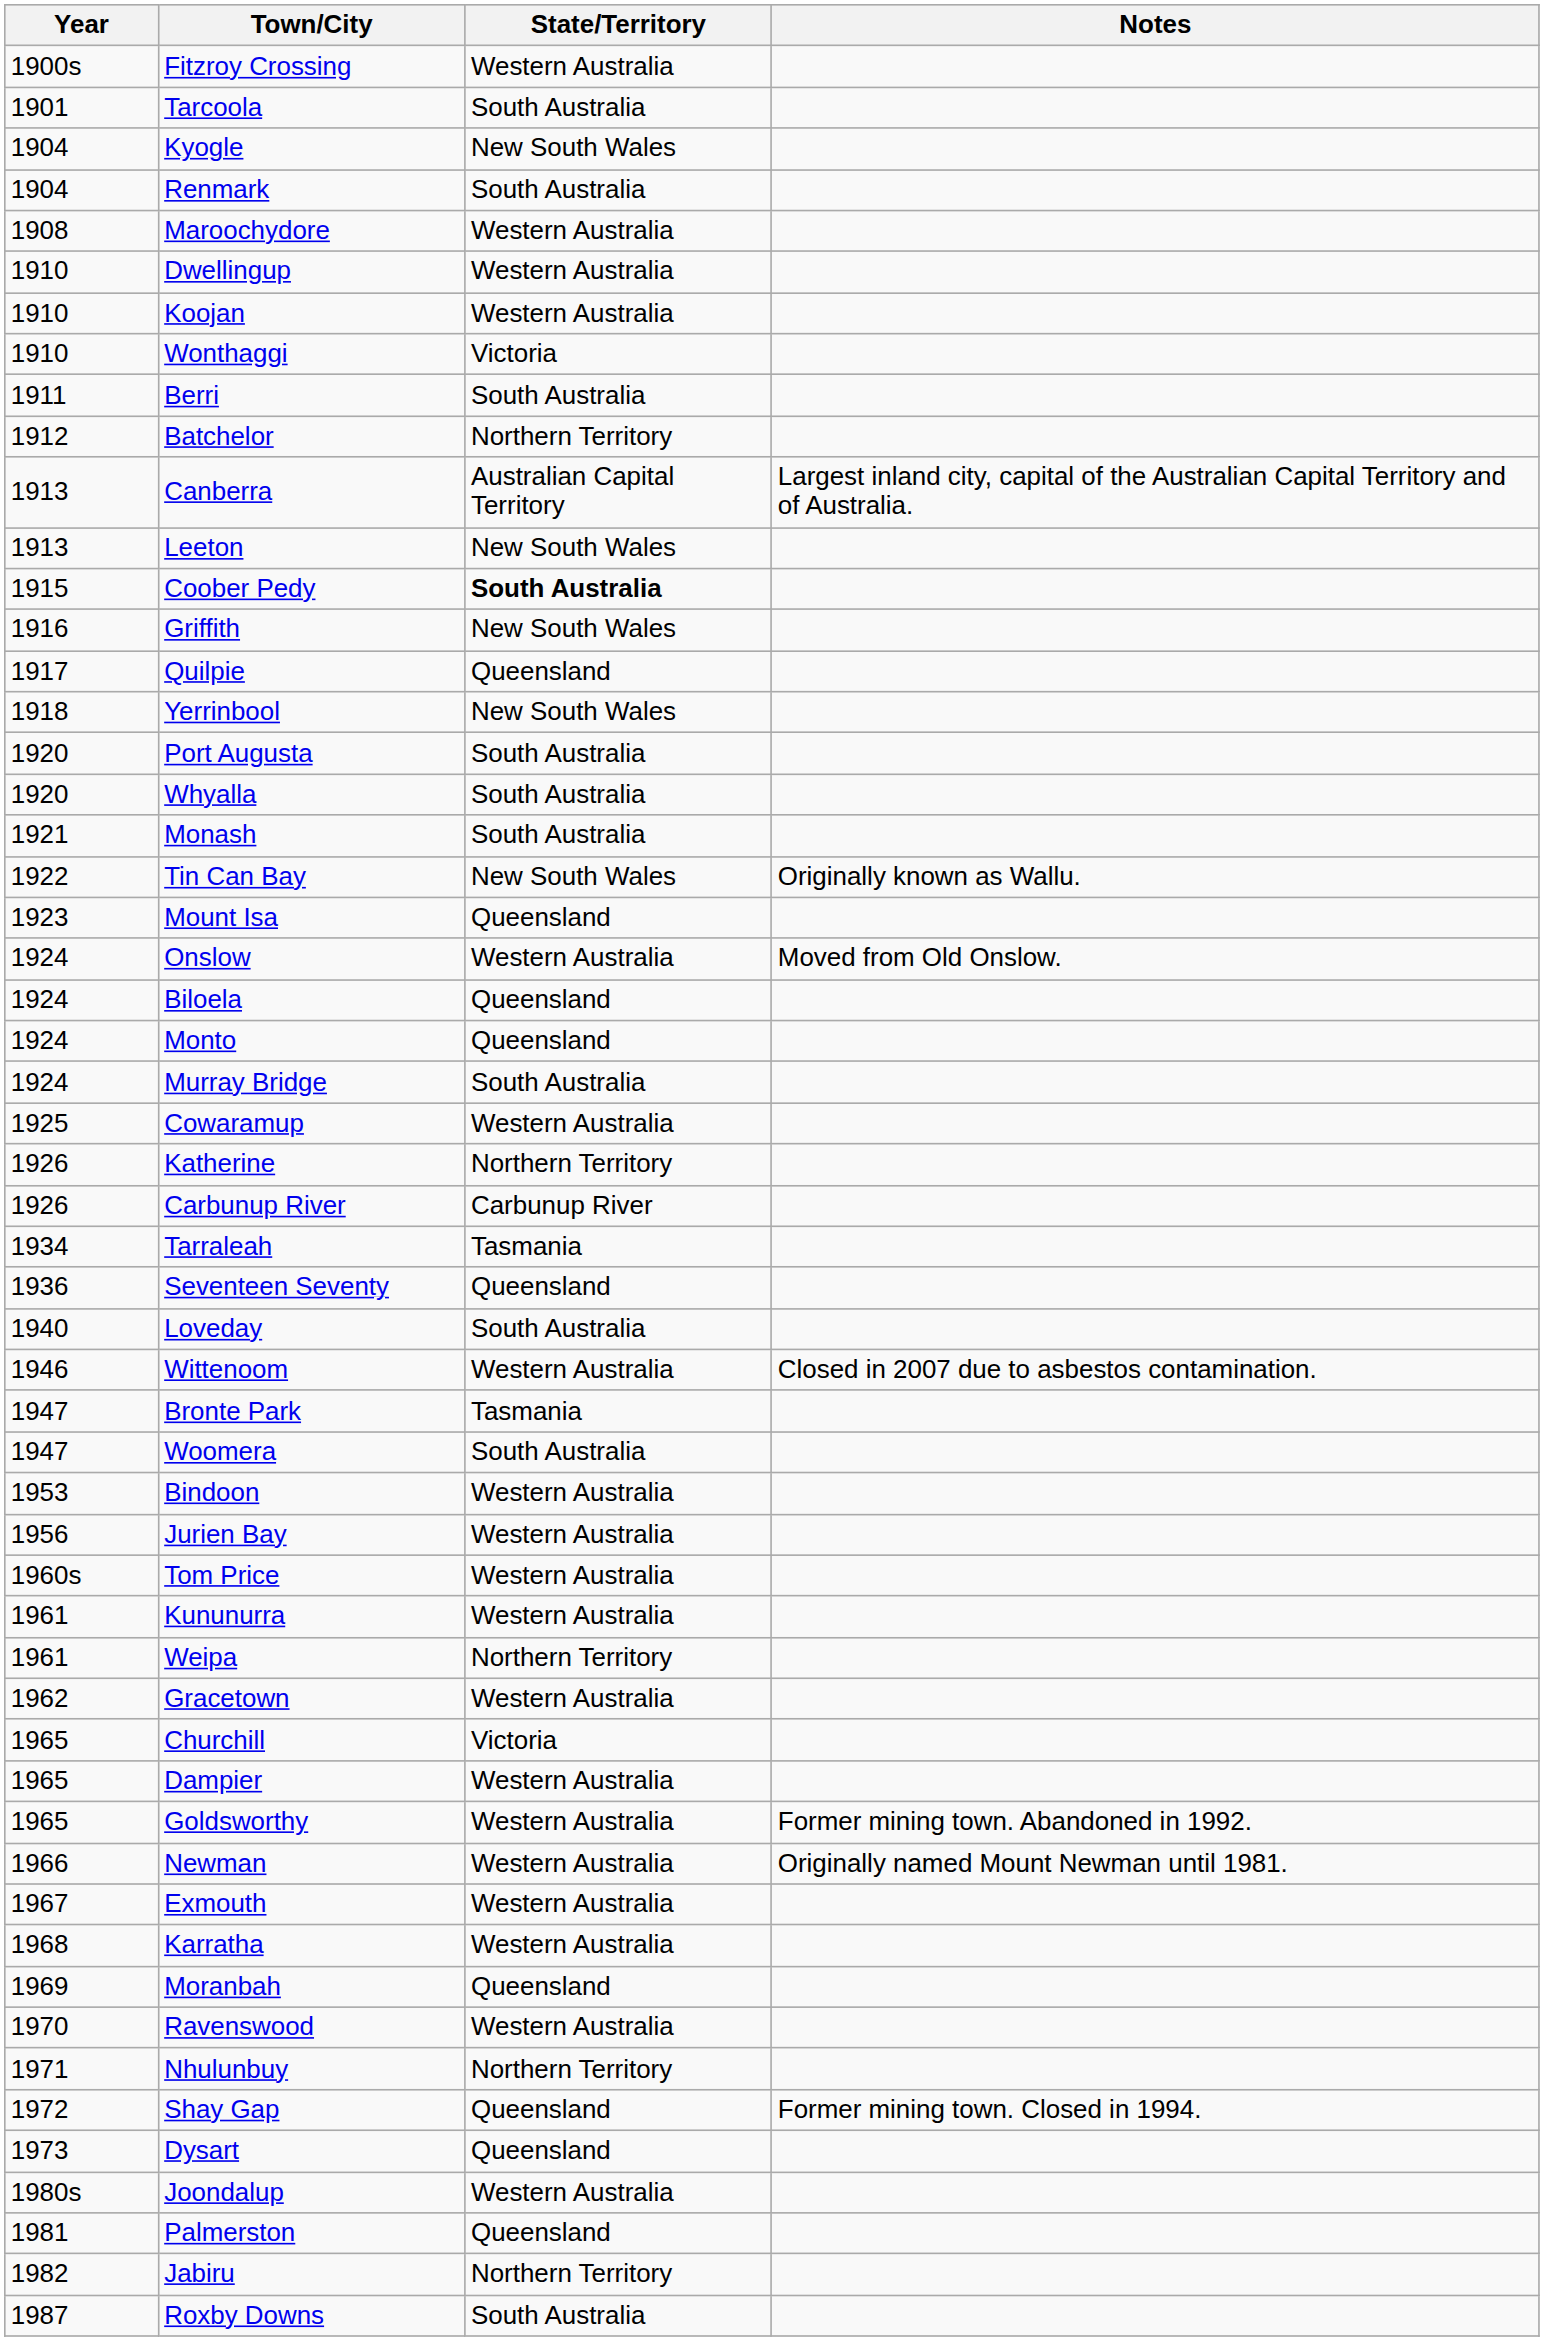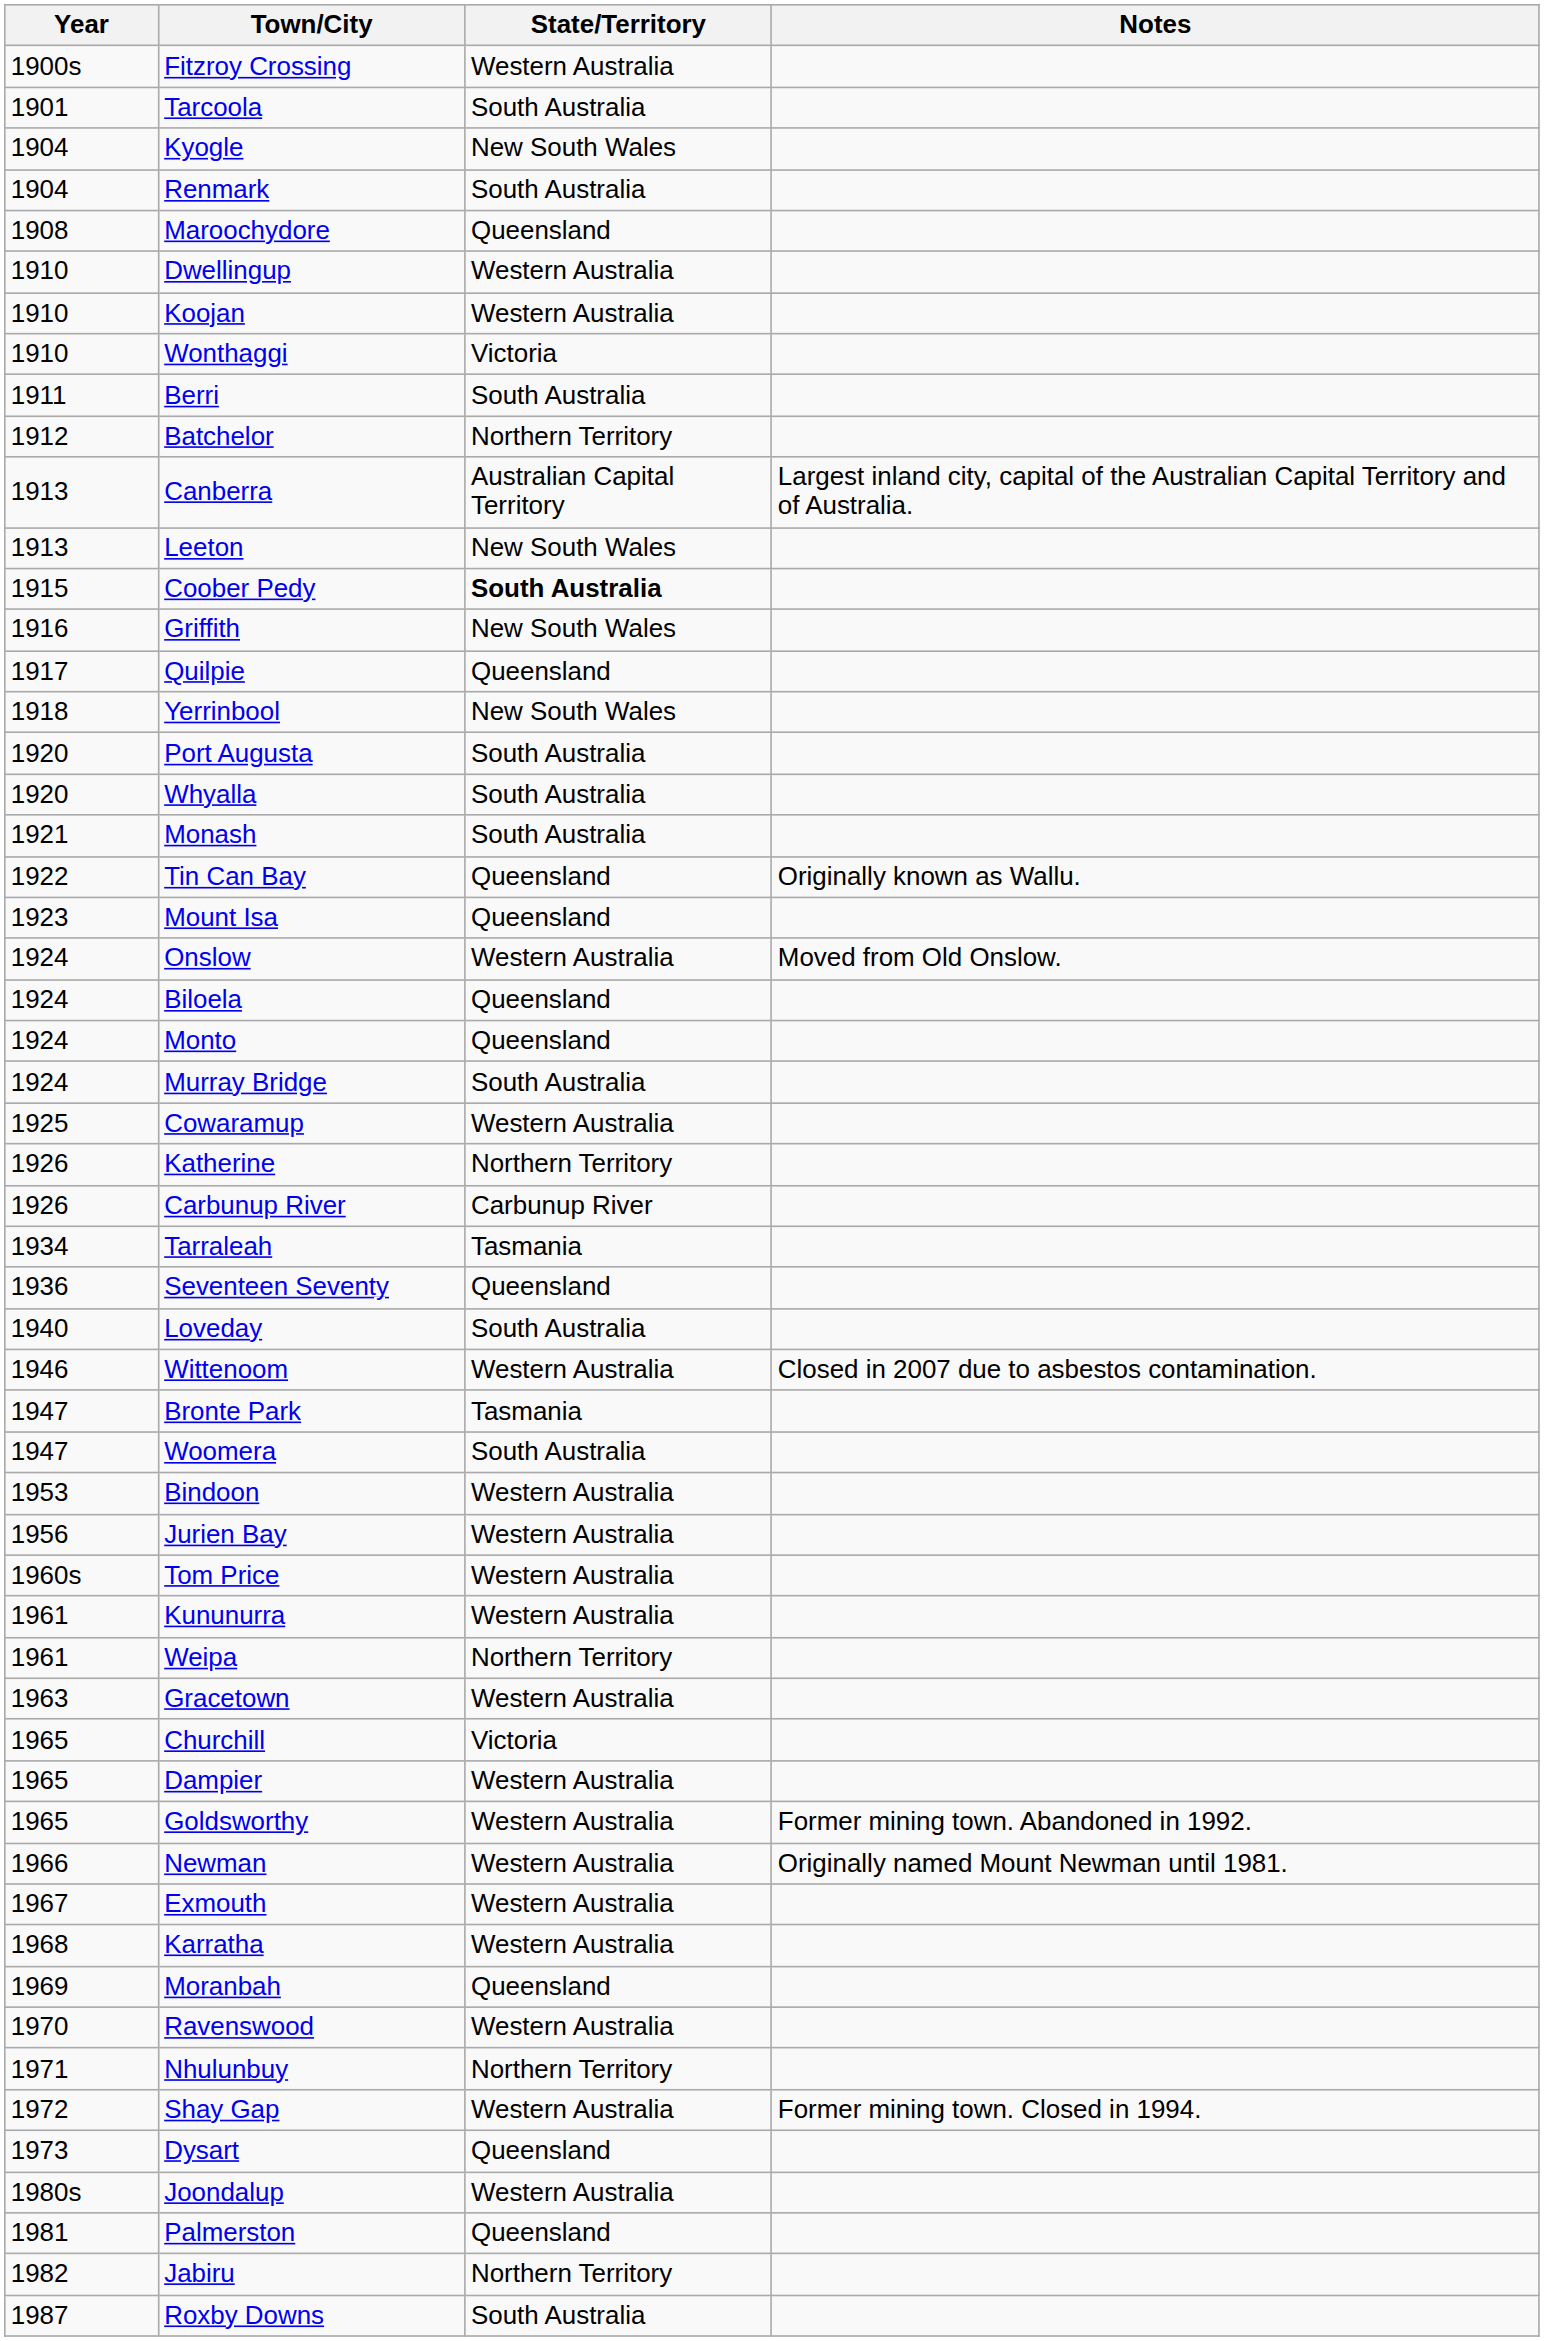(572, 230) Western Australia -> (541, 230) Queensland
(574, 876) New South Wales -> (541, 876) Queensland
(40, 1698) 1962 -> (40, 1698) 1963
(541, 2109) Queensland -> (572, 2109) Western Australia
